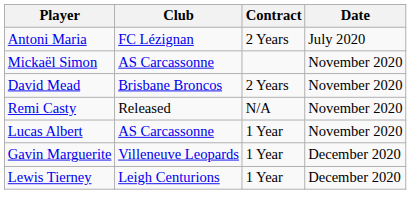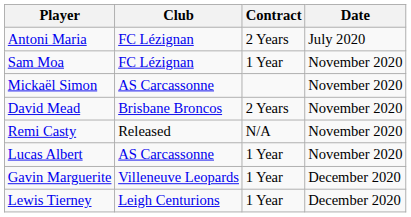+ row: (36, 62)
